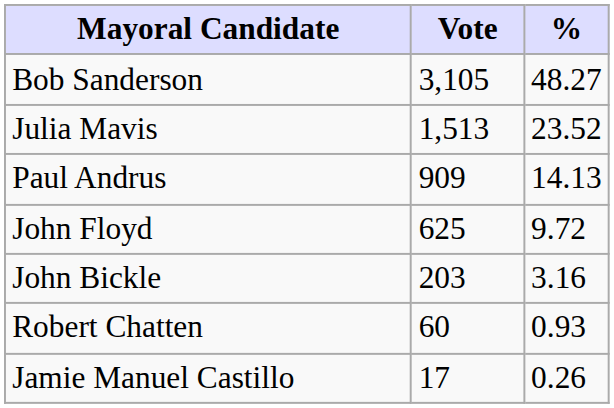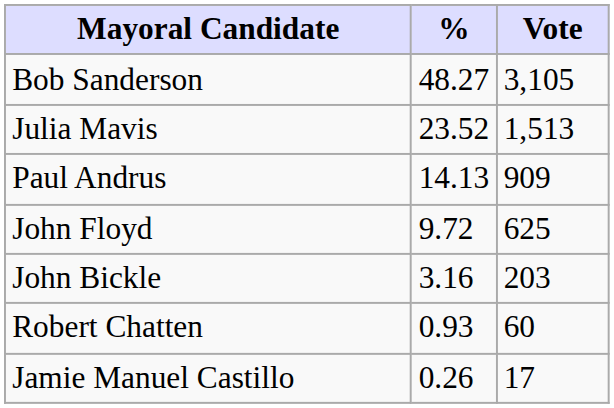columns swapped: (468, 29) <-> (566, 29)
